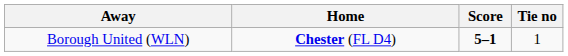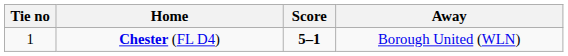columns swapped: (537, 16) <-> (118, 16)
